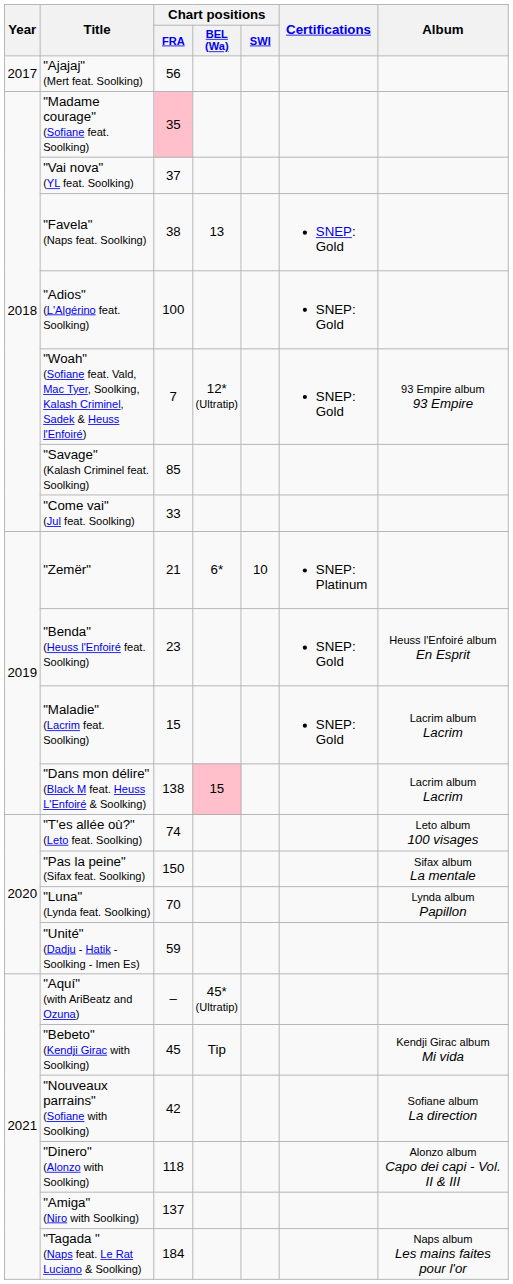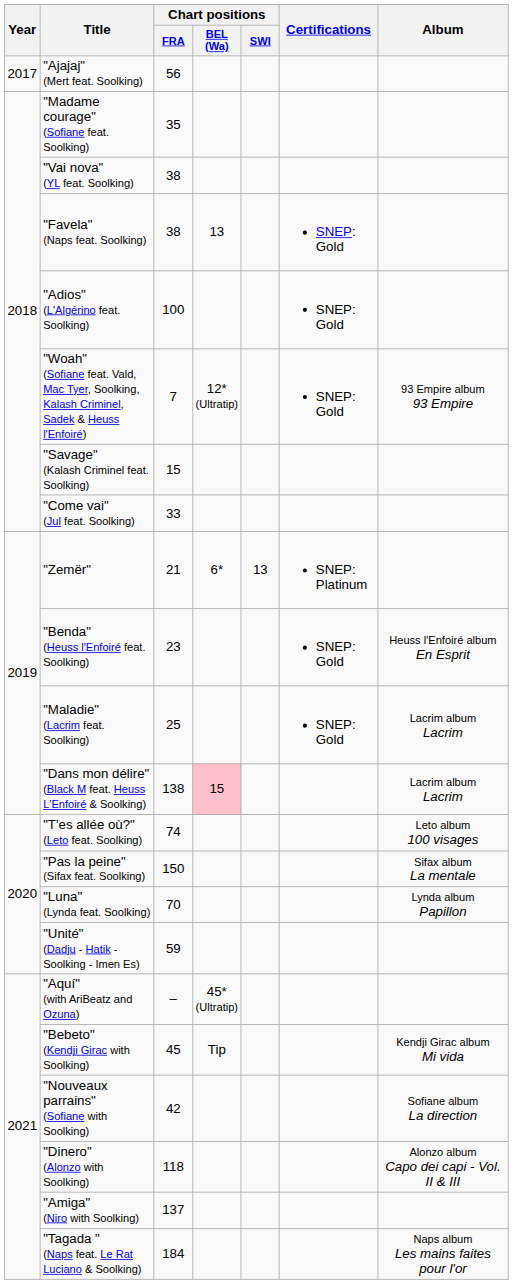(173, 124) pink background -> (173, 124) no background
(173, 175) 37 -> (173, 175) 38
(173, 469) 85 -> (173, 469) 15
(260, 570) 10 -> (260, 570) 13
(173, 725) 15 -> (173, 725) 25
